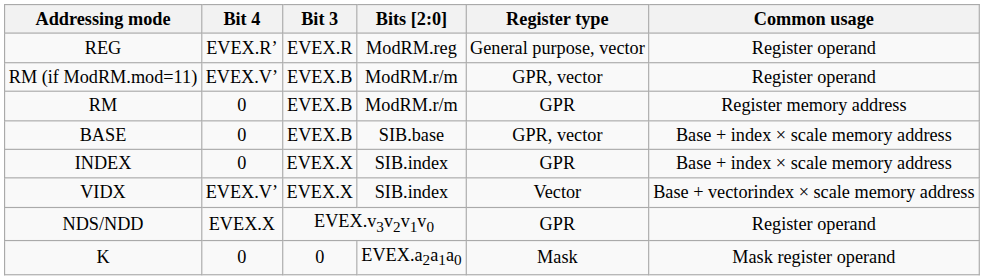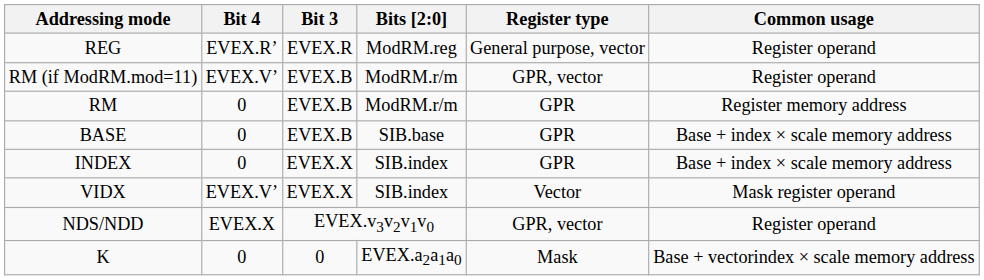(557, 134) GPR, vector -> (557, 134) GPR
(814, 192) Base + vectorindex × scale memory address -> (814, 192) Mask register operand
(557, 223) GPR -> (557, 223) GPR, vector
(814, 257) Mask register operand -> (814, 257) Base + vectorindex × scale memory address
